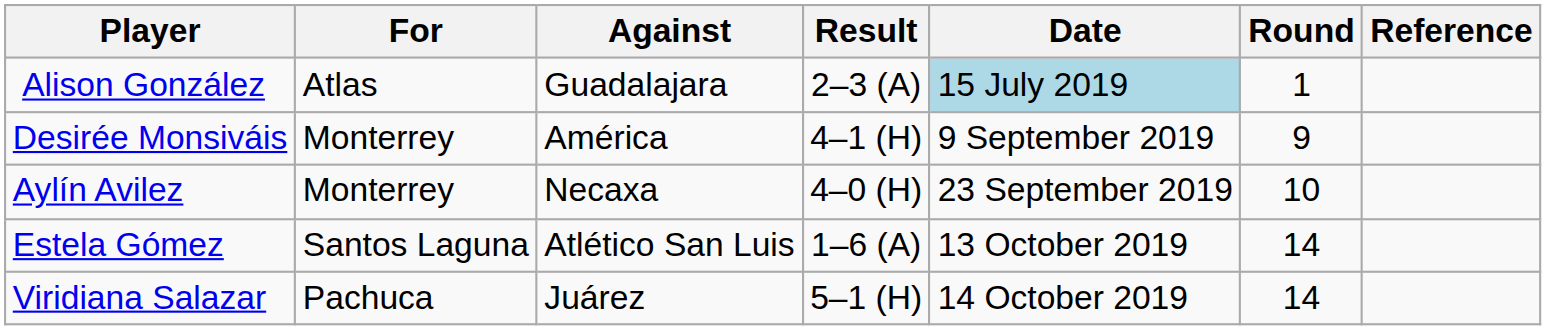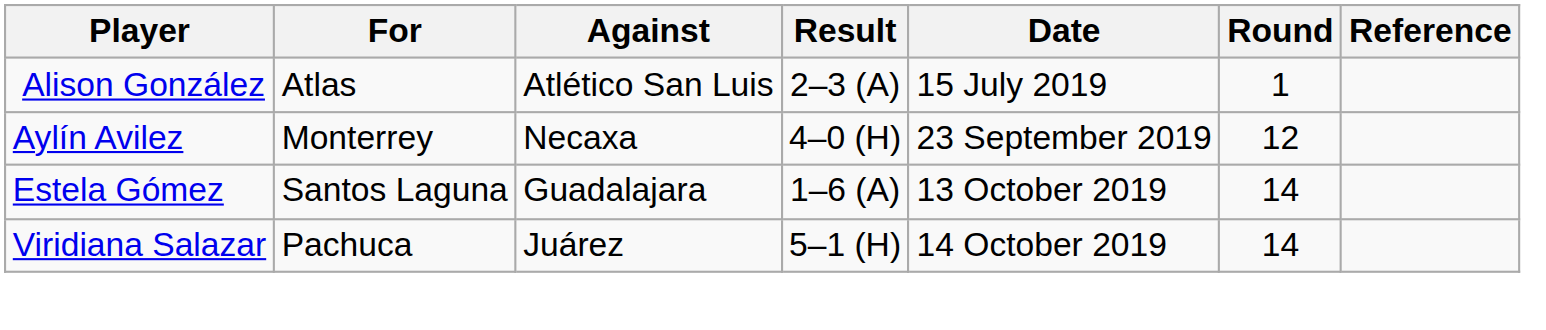(636, 84) Guadalajara -> (648, 84) Atlético San Luis
(1033, 84) lightblue background -> (1012, 84) no background
- row: (150, 137)
(1301, 191) 10 -> (1280, 137) 12
(670, 244) Atlético San Luis -> (615, 191) Guadalajara
